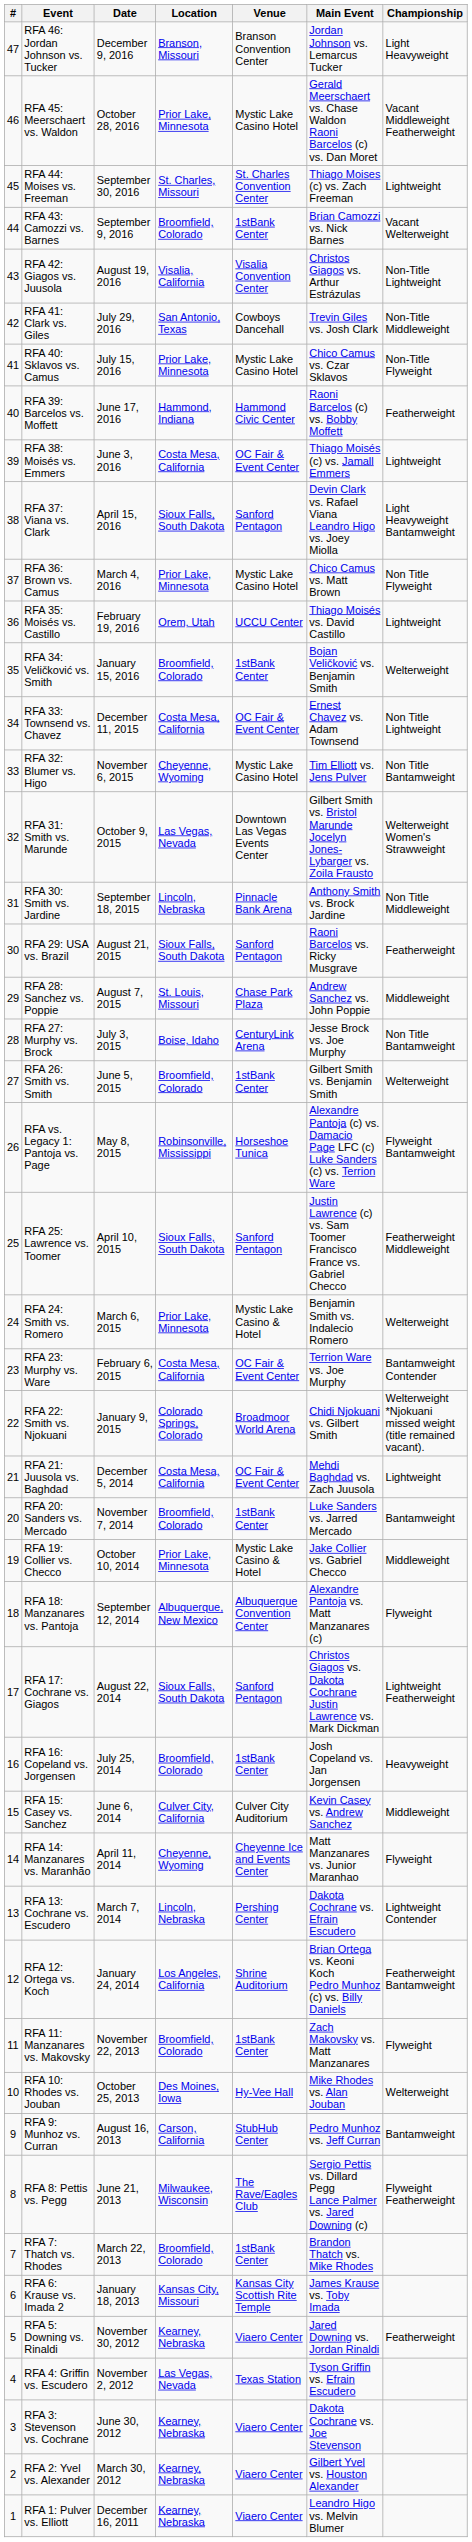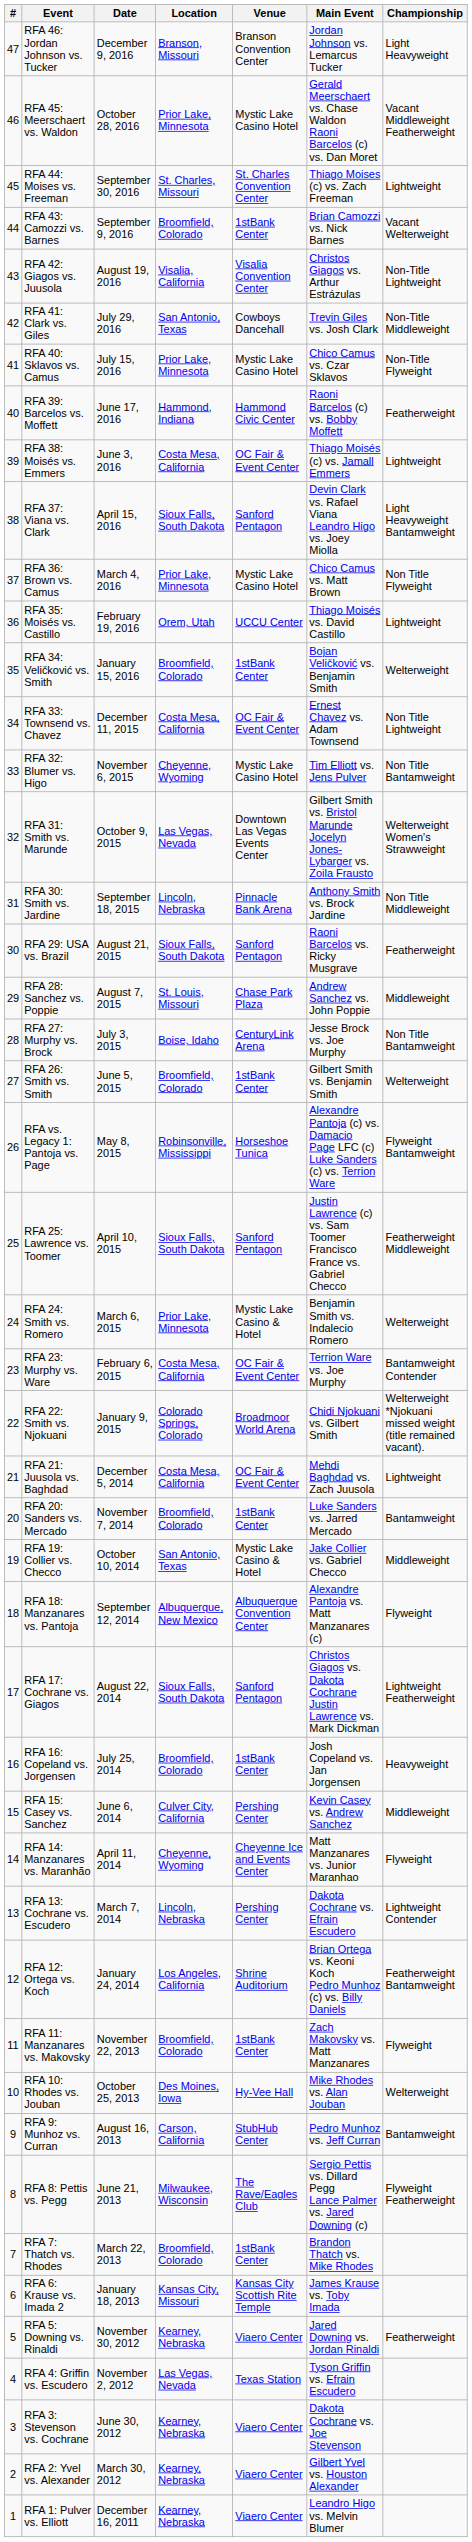(185, 1561) Prior Lake, Minnesota -> (189, 1561) San Antonio, Texas
(262, 1812) Culver City Auditorium -> (257, 1812) Pershing Center
